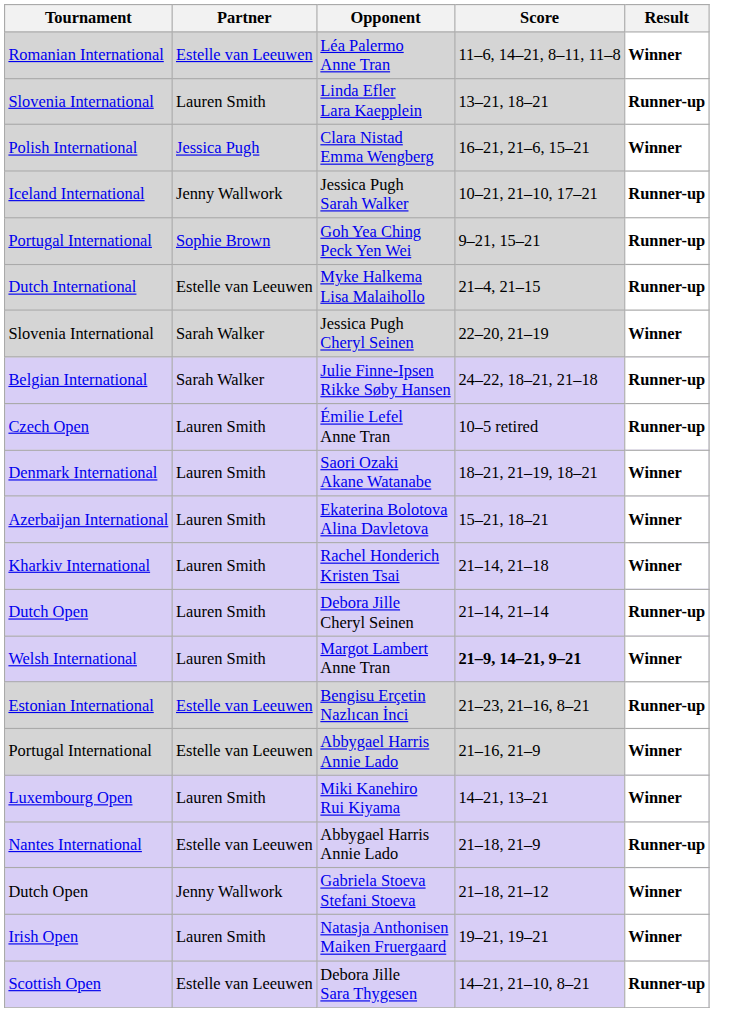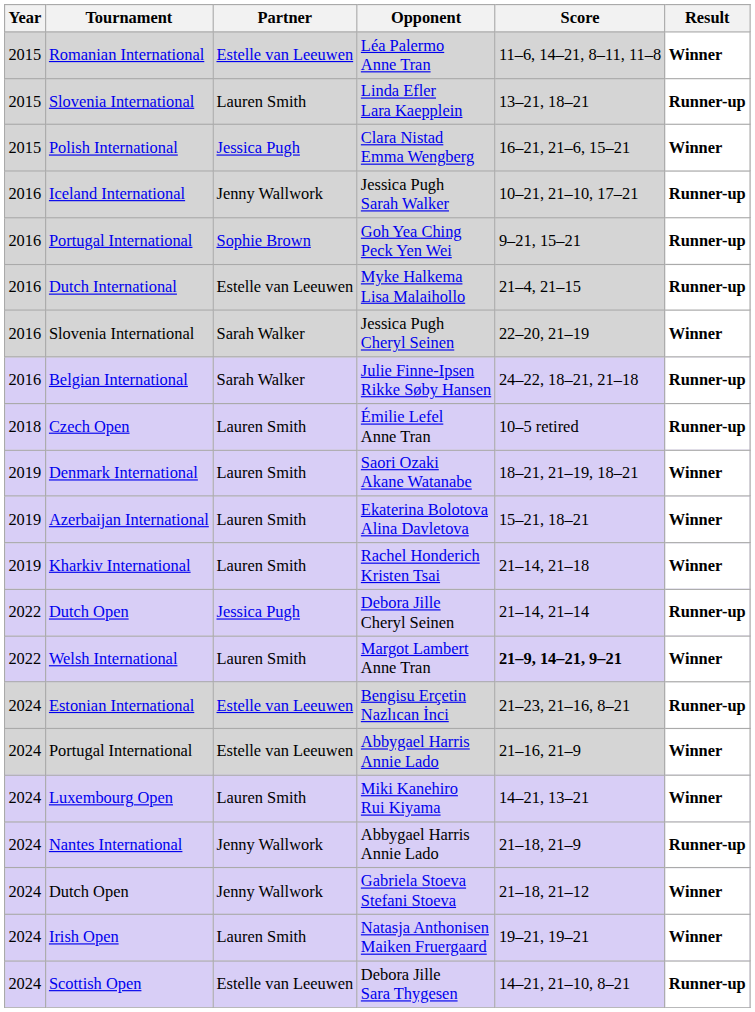+ column: (25, 18)
(221, 612) Lauren Smith -> (258, 612) Jessica Pugh
(244, 844) Estelle van Leeuwen -> (270, 844) Jenny Wallwork
